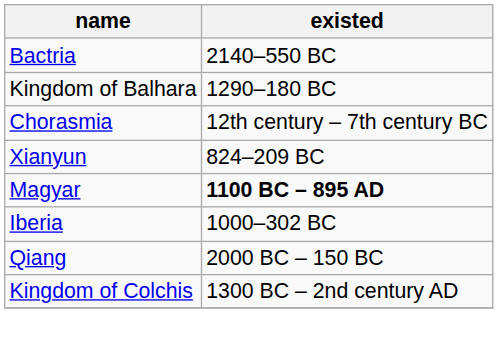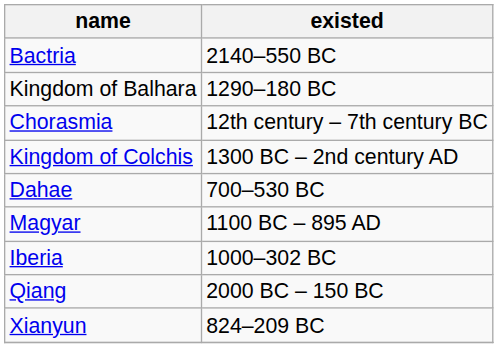rows swapped: (101, 291) <-> (48, 156)
+ row: (41, 190)
(295, 190) bold -> (294, 223) normal
